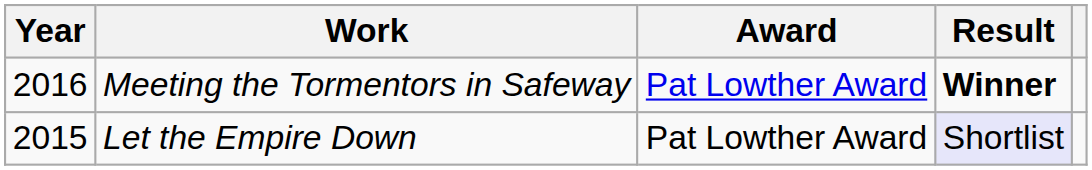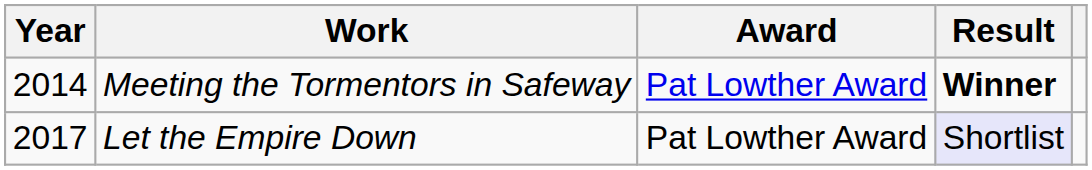(50, 84) 2016 -> (50, 84) 2014
(50, 137) 2015 -> (50, 137) 2017
